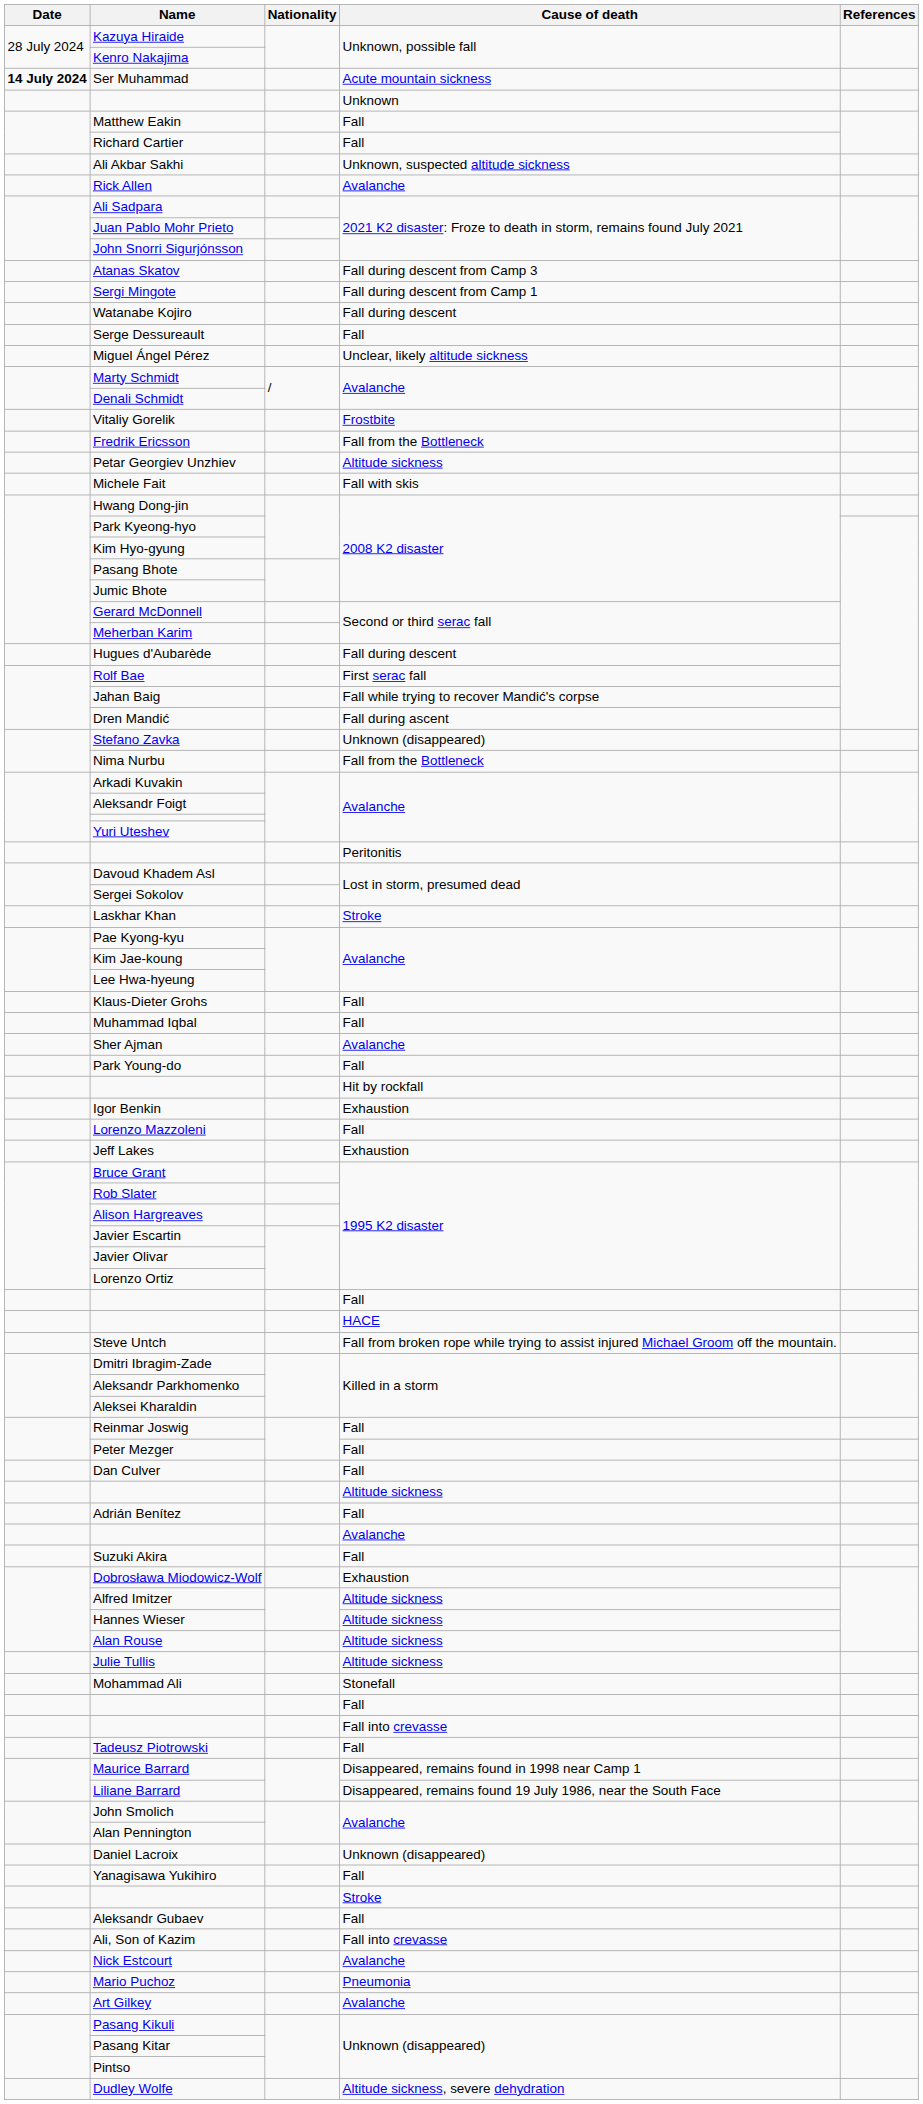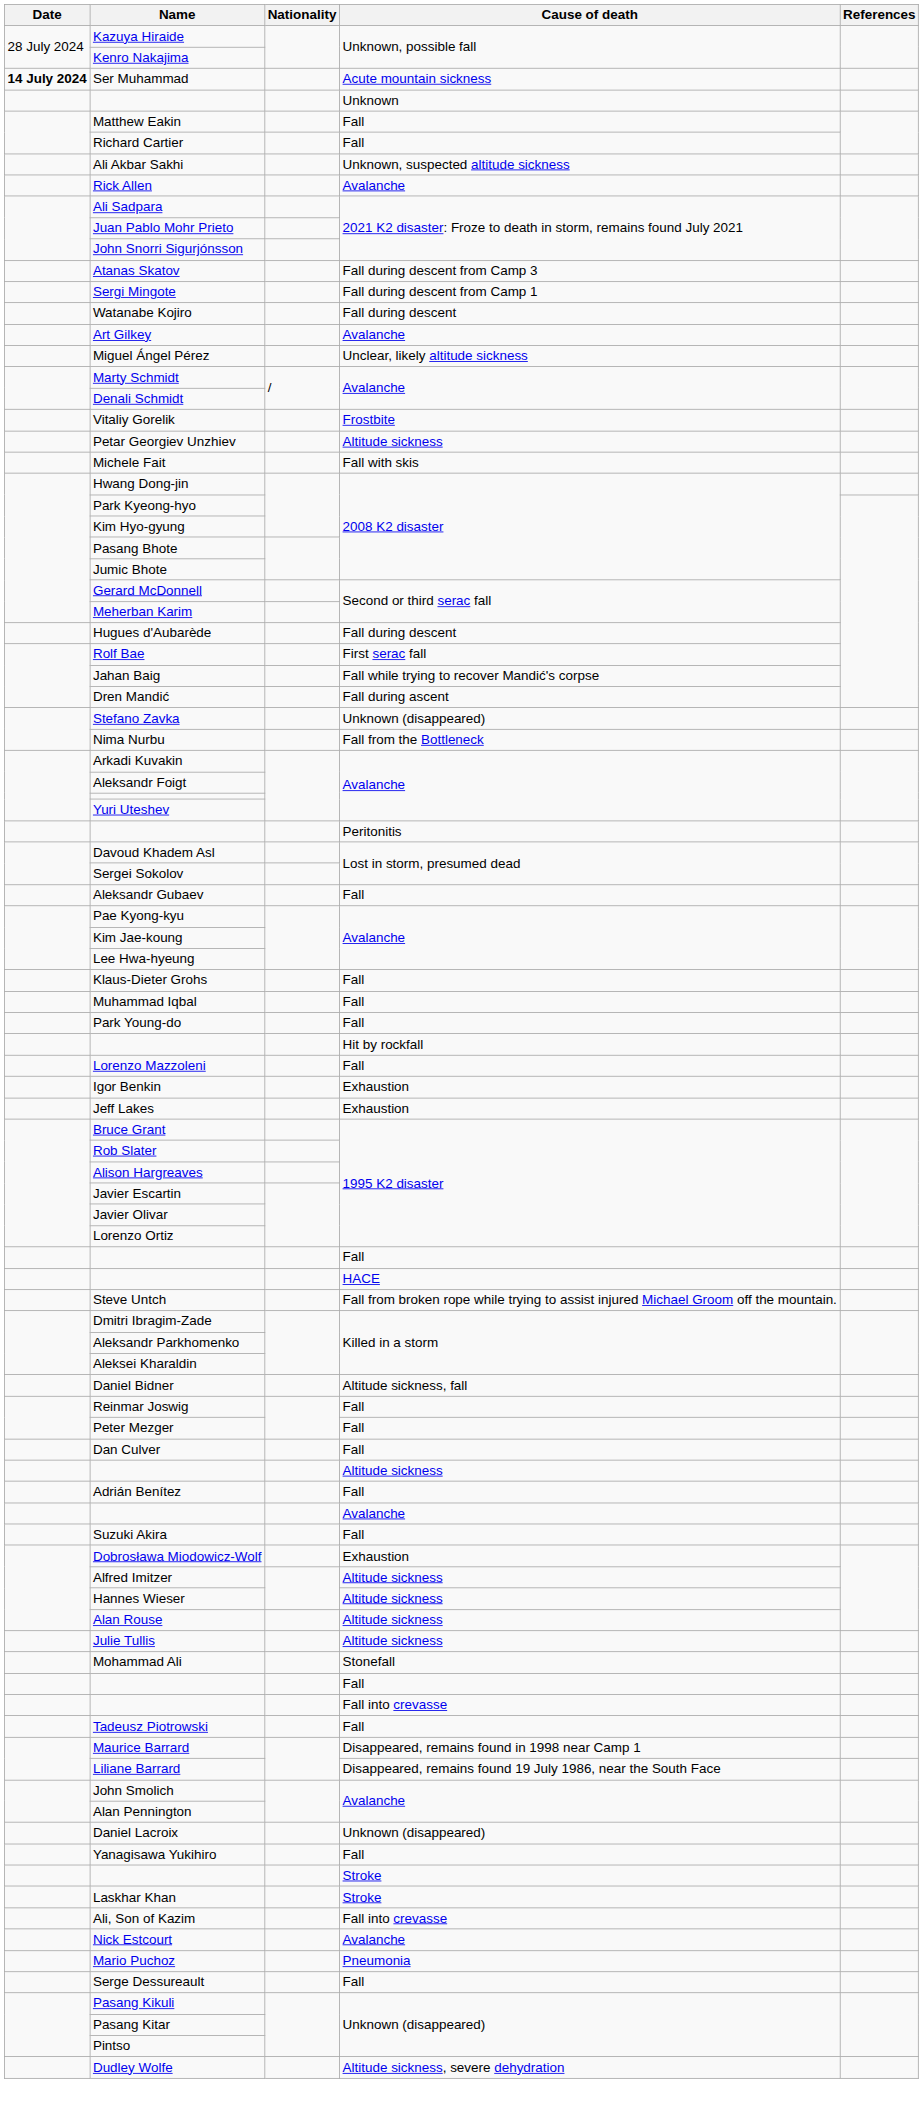rows swapped: (149, 334) <-> (122, 2003)
- row: (141, 441)
rows swapped: (148, 1918) <-> (134, 916)
- row: (128, 1044)
rows swapped: (127, 1108) <-> (149, 1129)
+ row: (133, 1385)
